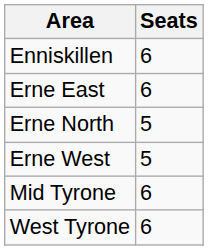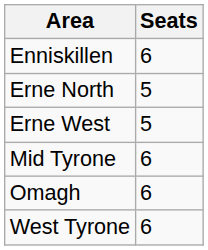- row: (57, 90)
+ row: (45, 192)
